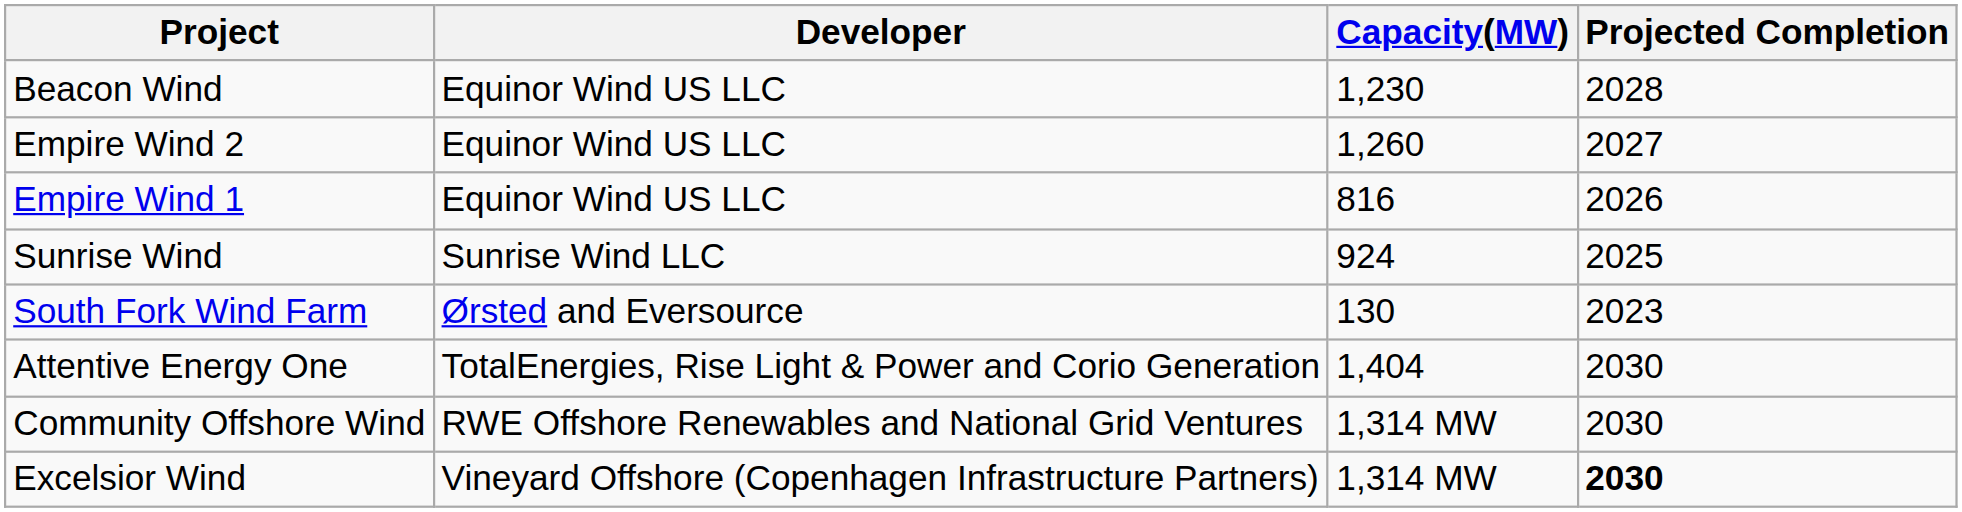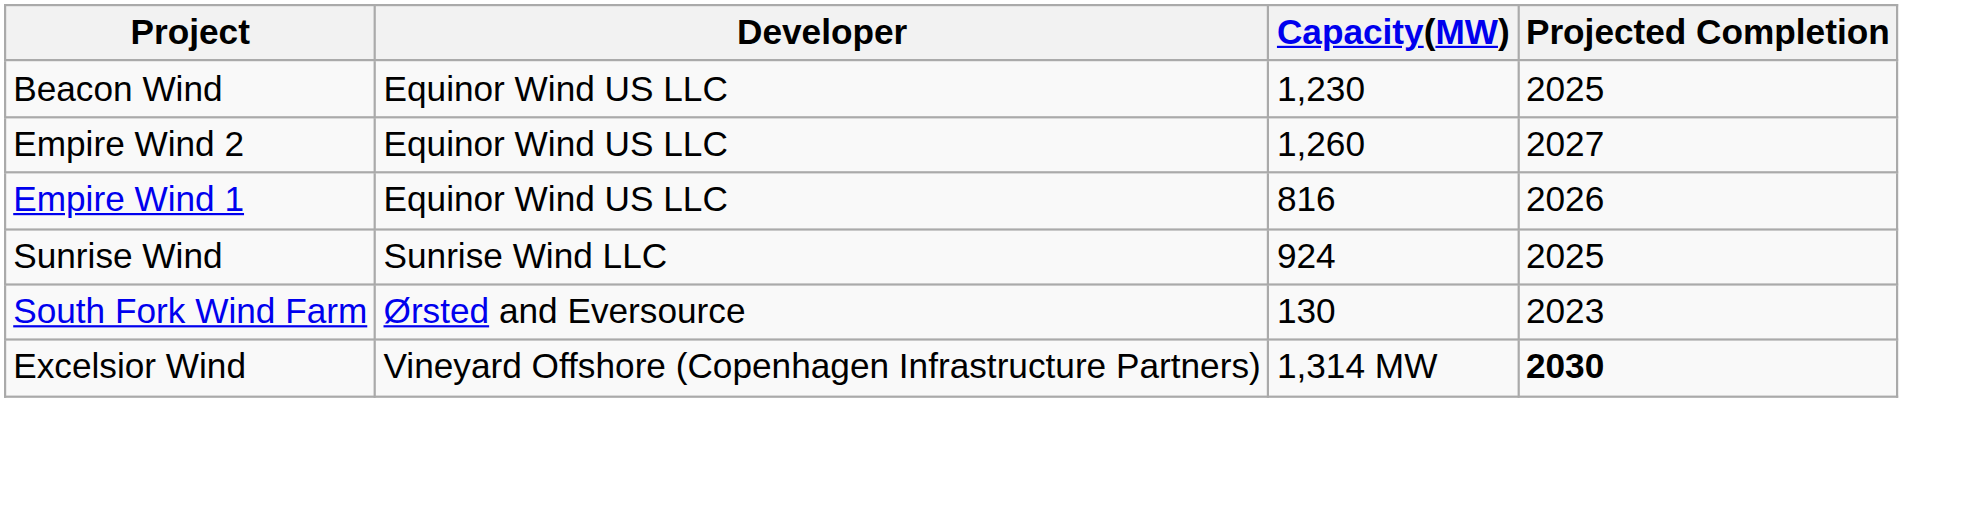(1624, 88) 2028 -> (1565, 88) 2025
- row: (181, 367)
- row: (219, 423)
